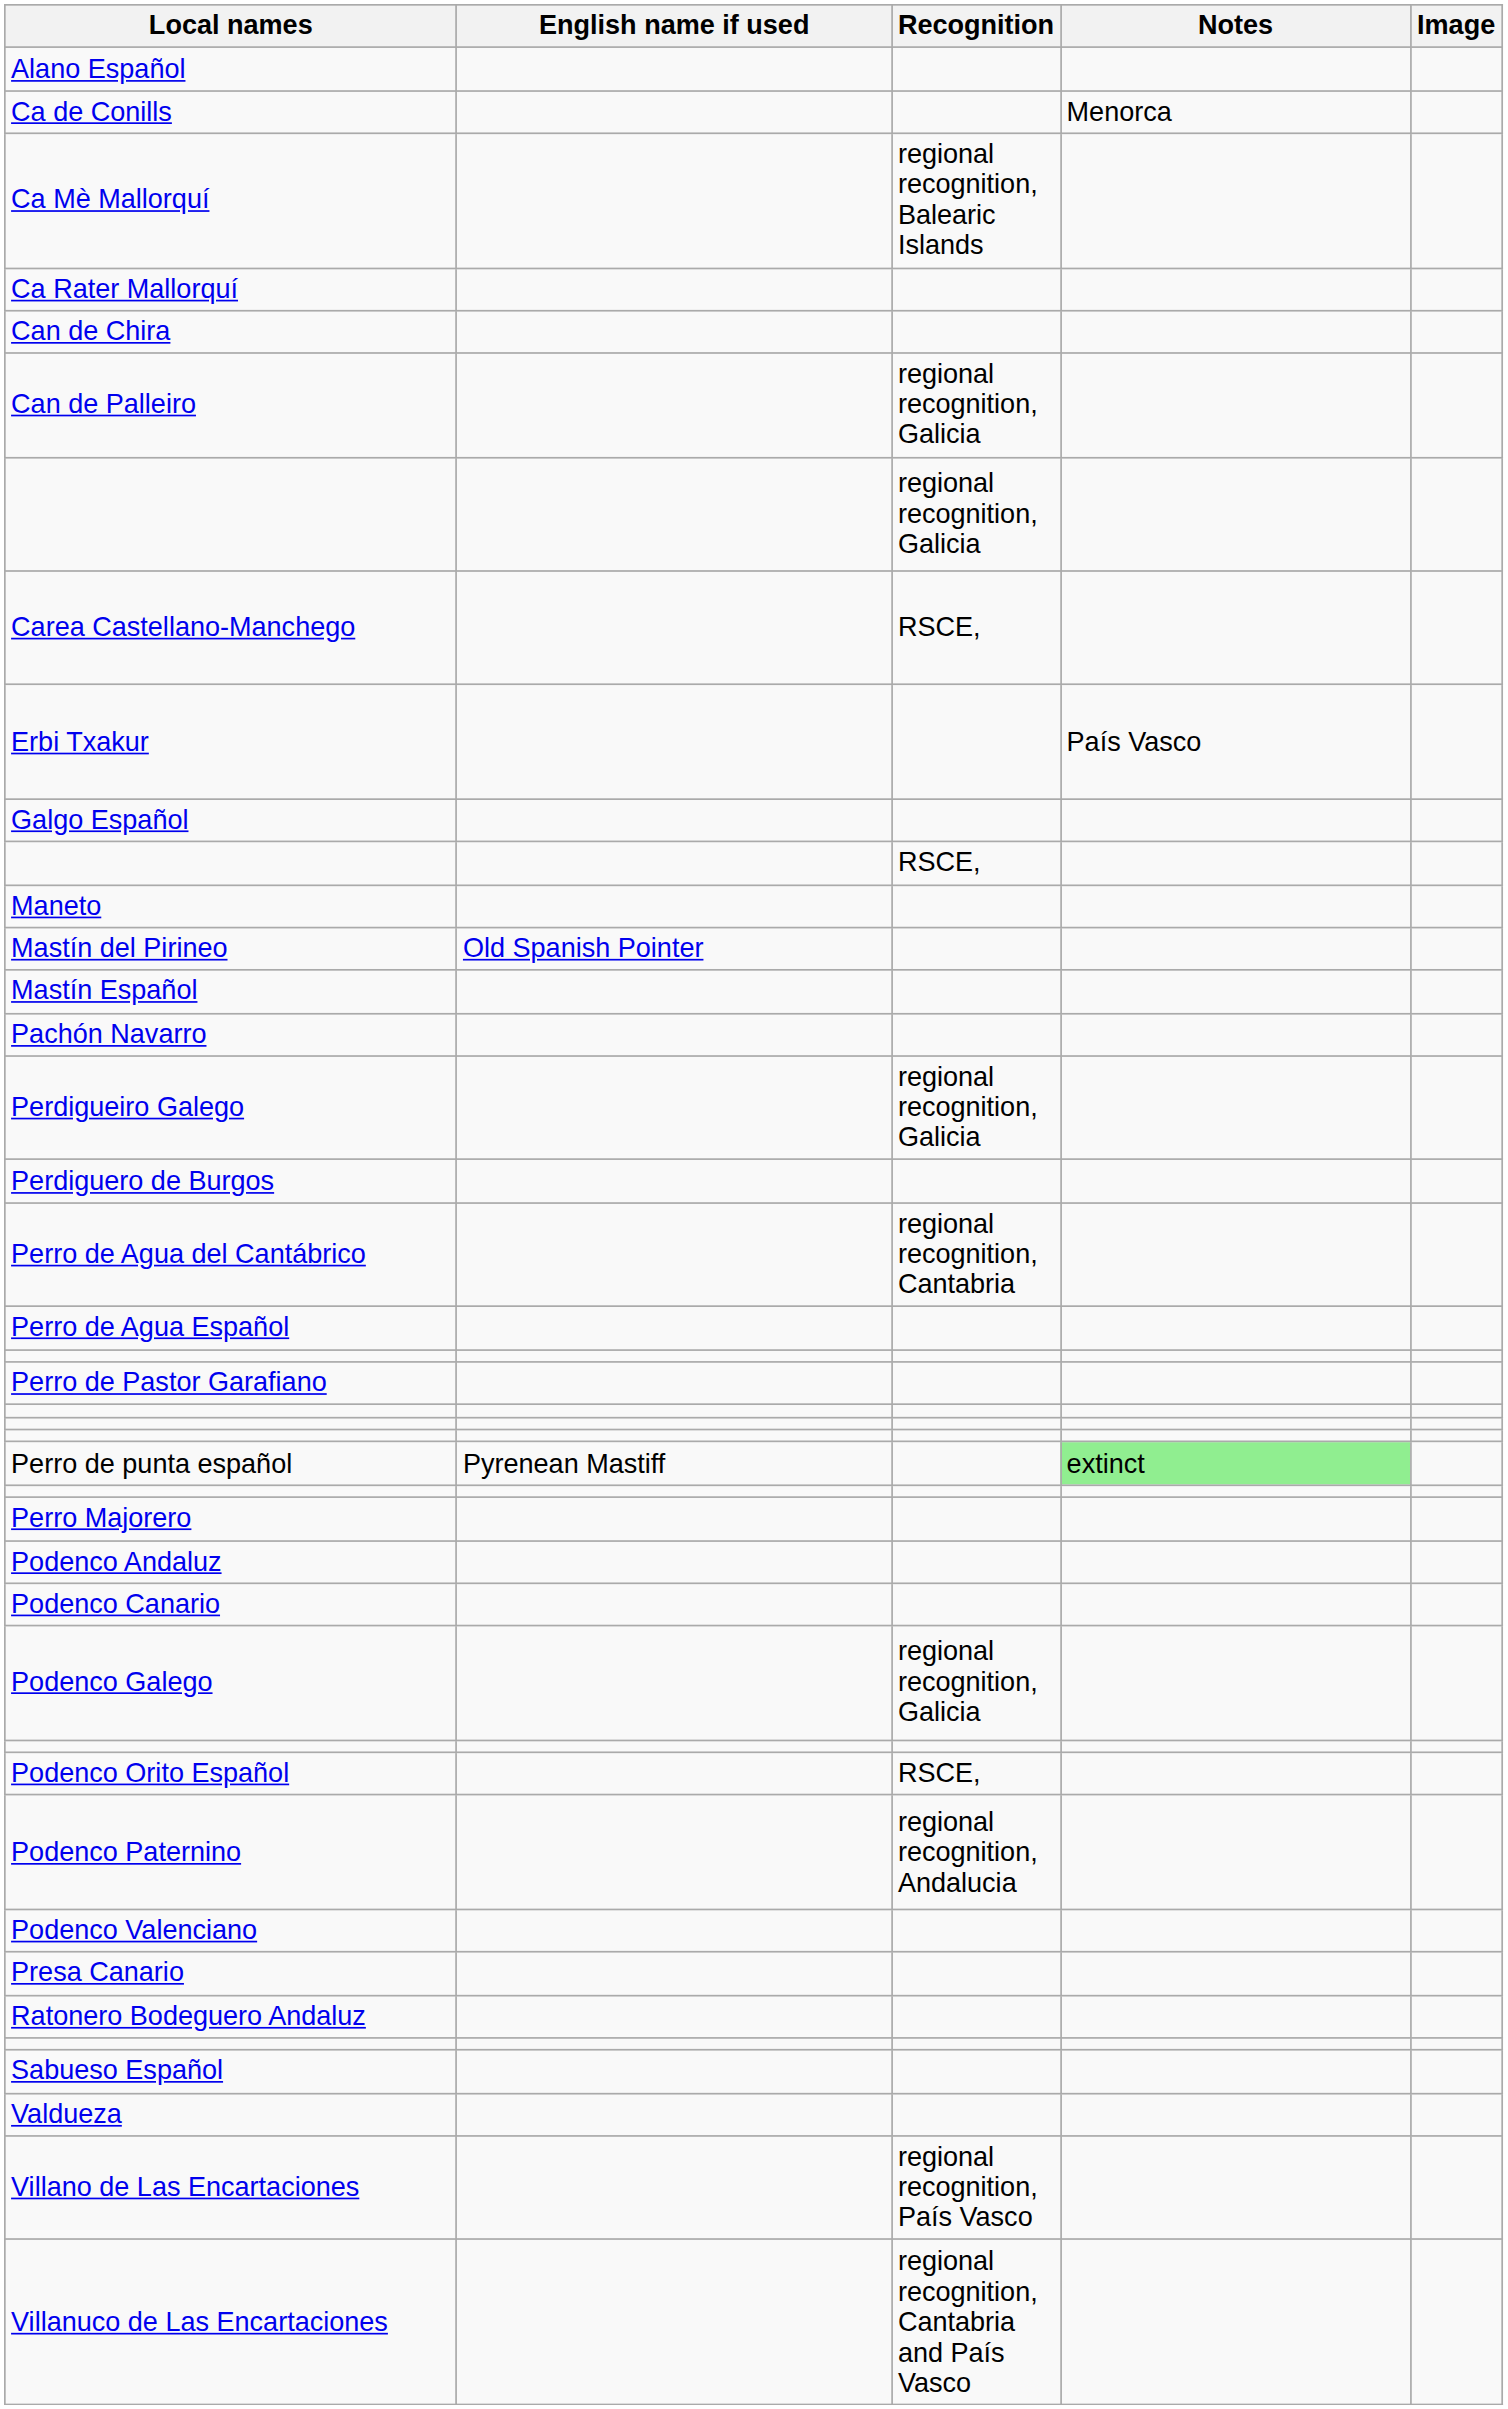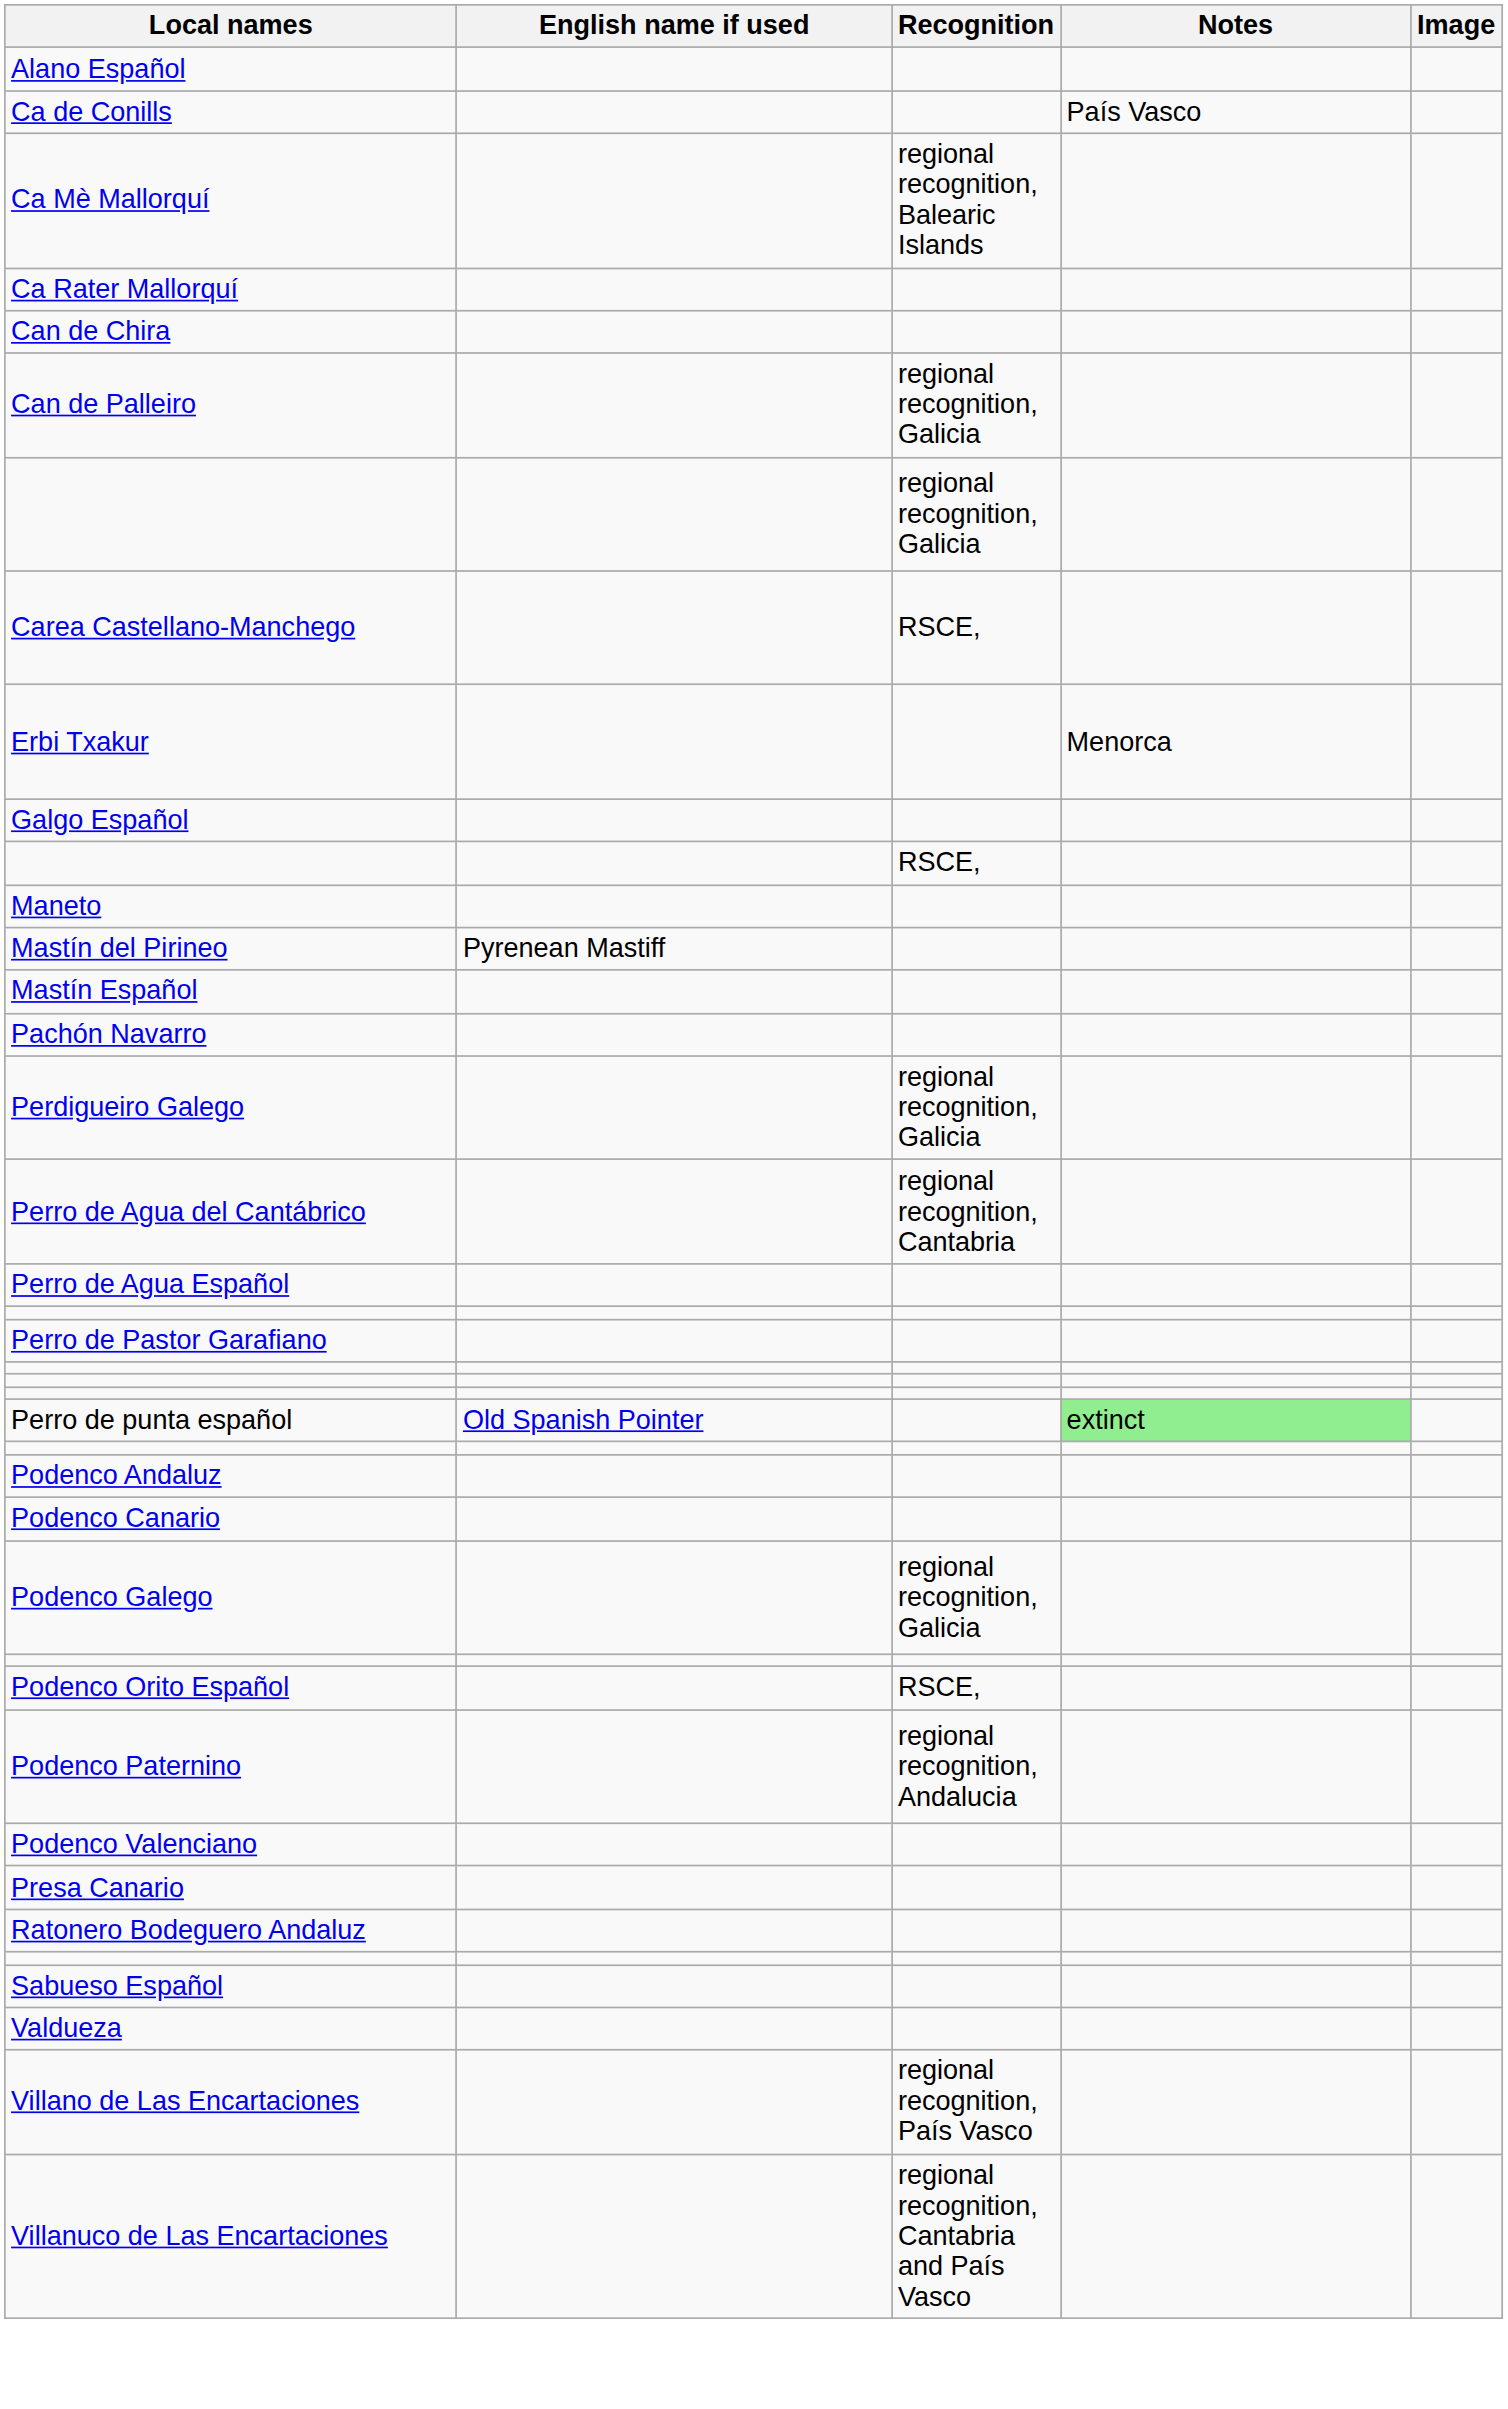(1119, 111) Menorca -> (1134, 111) País Vasco
(1134, 741) País Vasco -> (1119, 741) Menorca
(583, 948) Old Spanish Pointer -> (564, 948) Pyrenean Mastiff
- row: (143, 1180)
(564, 1463) Pyrenean Mastiff -> (583, 1420) Old Spanish Pointer
- row: (101, 1518)
